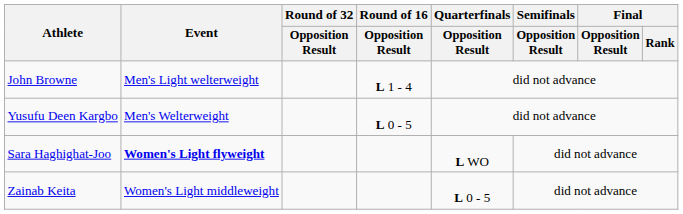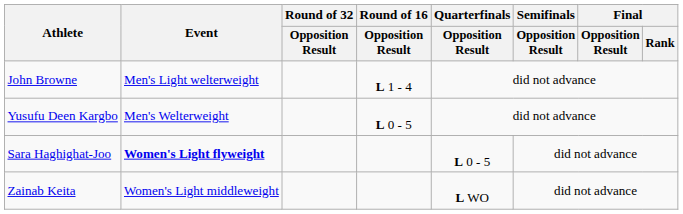(472, 161) L WO -> (472, 161) L 0 - 5
(472, 199) L 0 - 5 -> (472, 199) L WO
